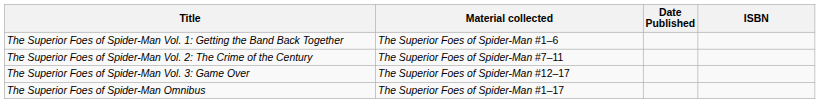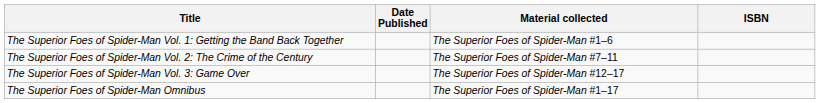columns swapped: (509, 18) <-> (670, 18)
